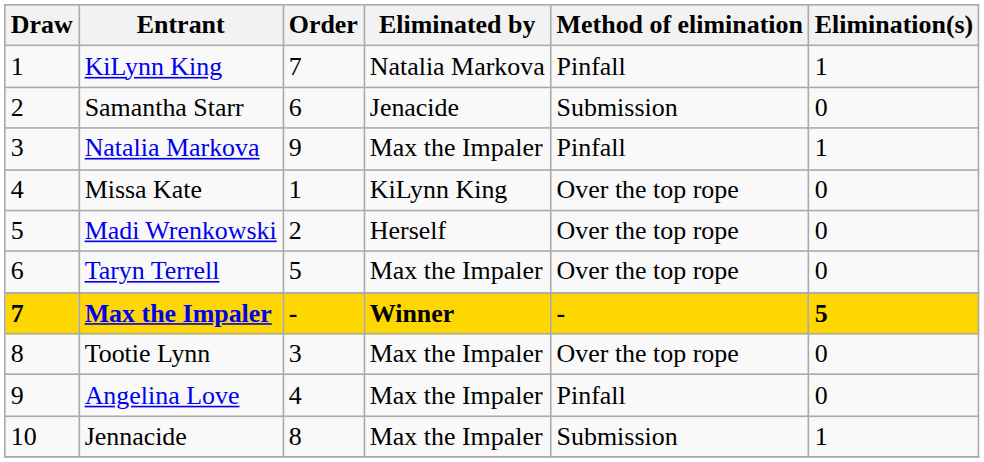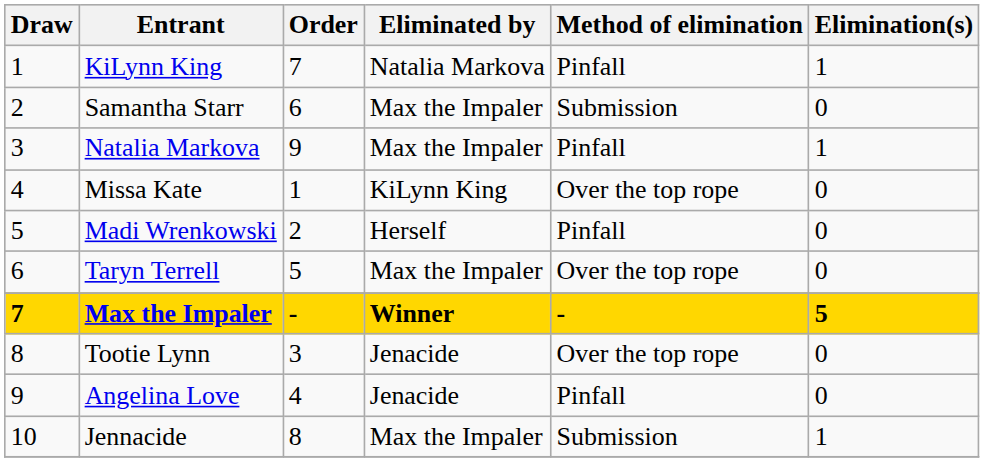(414, 107) Jenacide -> (456, 107) Max the Impaler
(648, 230) Over the top rope -> (591, 230) Pinfall
(456, 353) Max the Impaler -> (414, 353) Jenacide
(456, 395) Max the Impaler -> (414, 395) Jenacide
